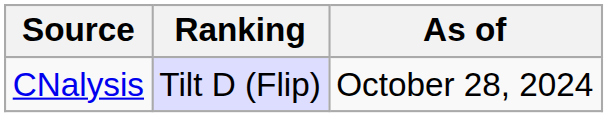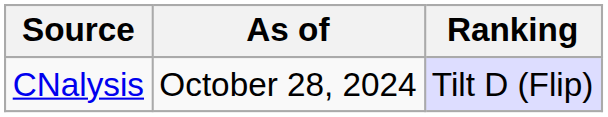columns swapped: (240, 30) <-> (465, 30)
